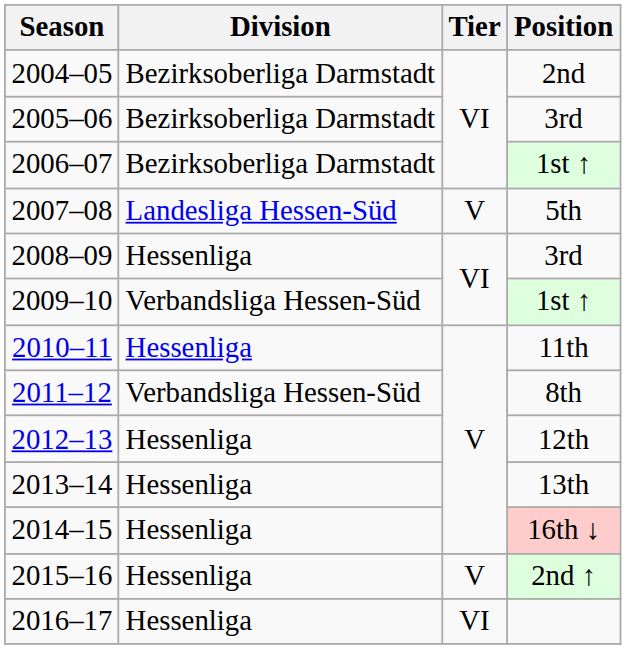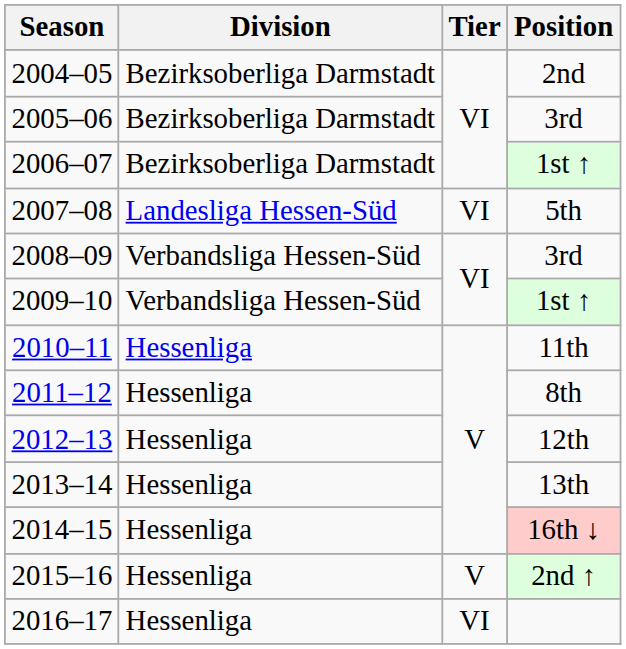(475, 210) V -> (475, 210) VI
(189, 255) Hessenliga -> (273, 255) Verbandsliga Hessen-Süd
(273, 392) Verbandsliga Hessen-Süd -> (189, 392) Hessenliga
